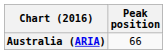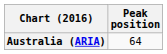(135, 41) 66 -> (135, 41) 64
